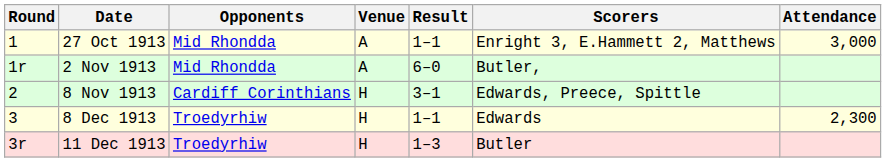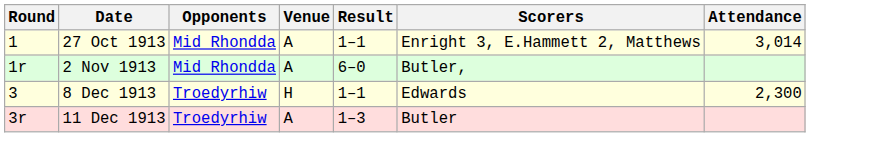(853, 43) 3,000 -> (778, 43) 3,014
- row: (109, 94)
(363, 144) H -> (288, 119) A
